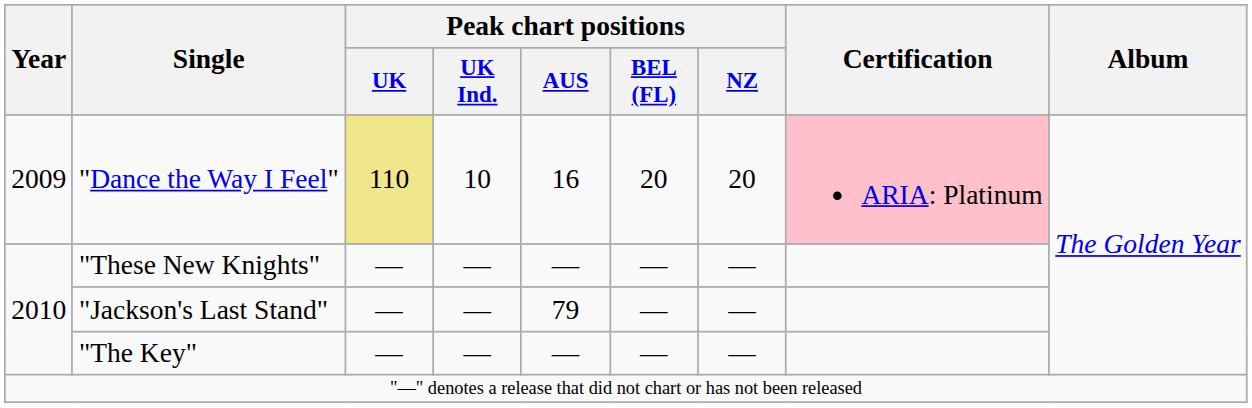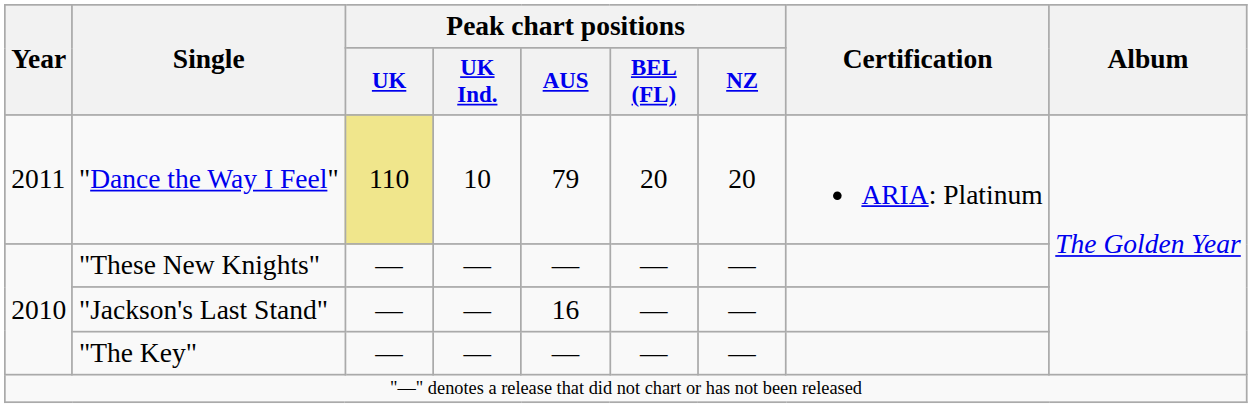(39, 178) 2009 -> (38, 178) 2011
(566, 178) 16 -> (566, 178) 79
(918, 195) pink background -> (918, 195) no background
(566, 309) 79 -> (566, 309) 16
